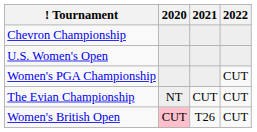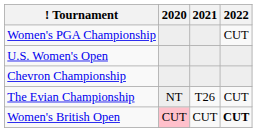rows swapped: (67, 35) <-> (82, 76)
(205, 97) CUT -> (205, 97) T26
(205, 117) T26 -> (205, 117) CUT
(236, 117) normal -> (236, 117) bold
